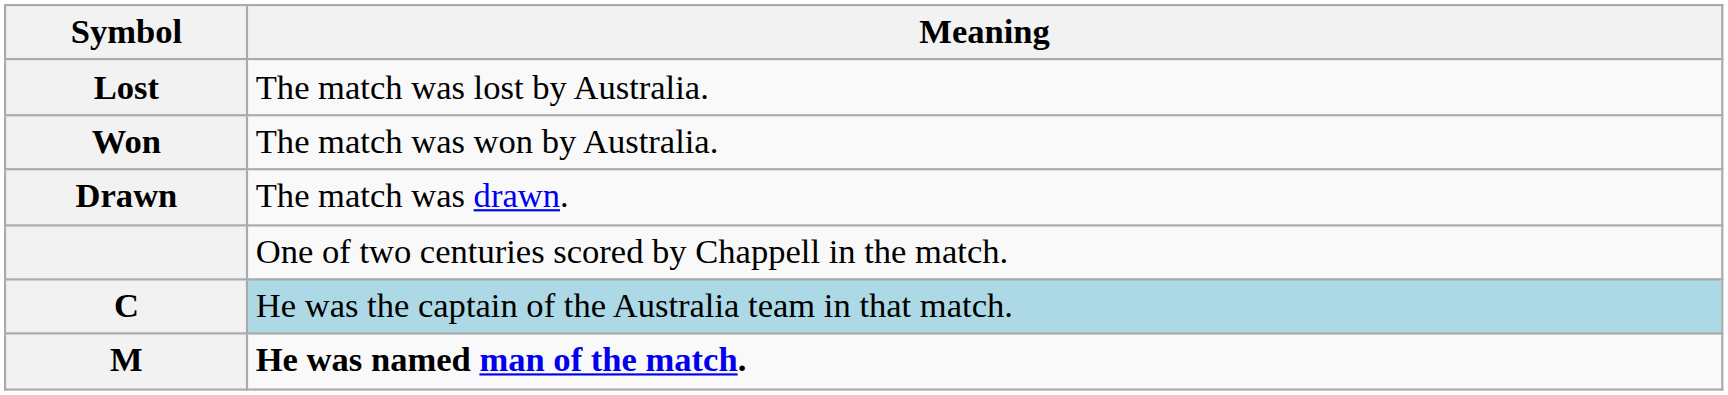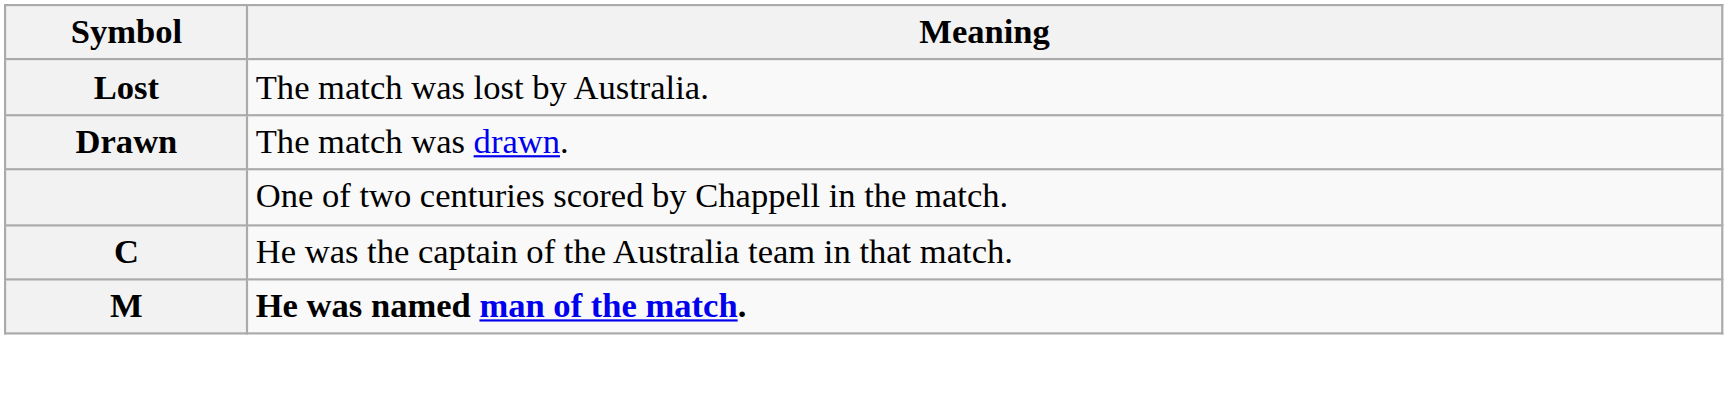- row: (126, 141)
(634, 305) lightblue background -> (634, 251) no background
